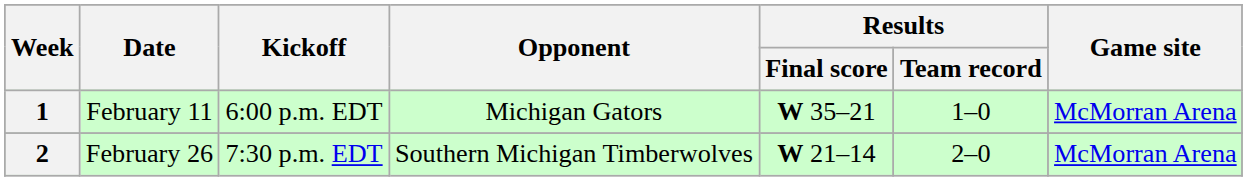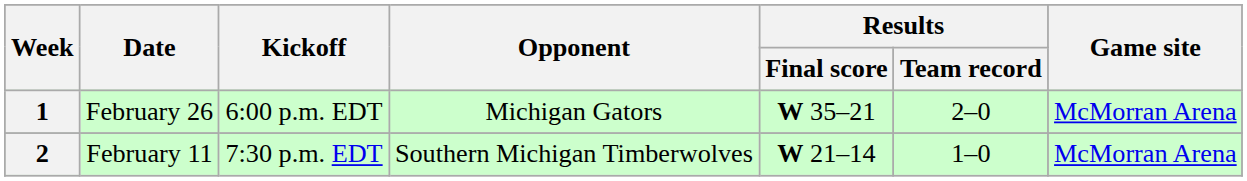(150, 110) February 11 -> (150, 110) February 26
(971, 110) 1–0 -> (971, 110) 2–0
(150, 152) February 26 -> (150, 152) February 11
(971, 152) 2–0 -> (971, 152) 1–0
